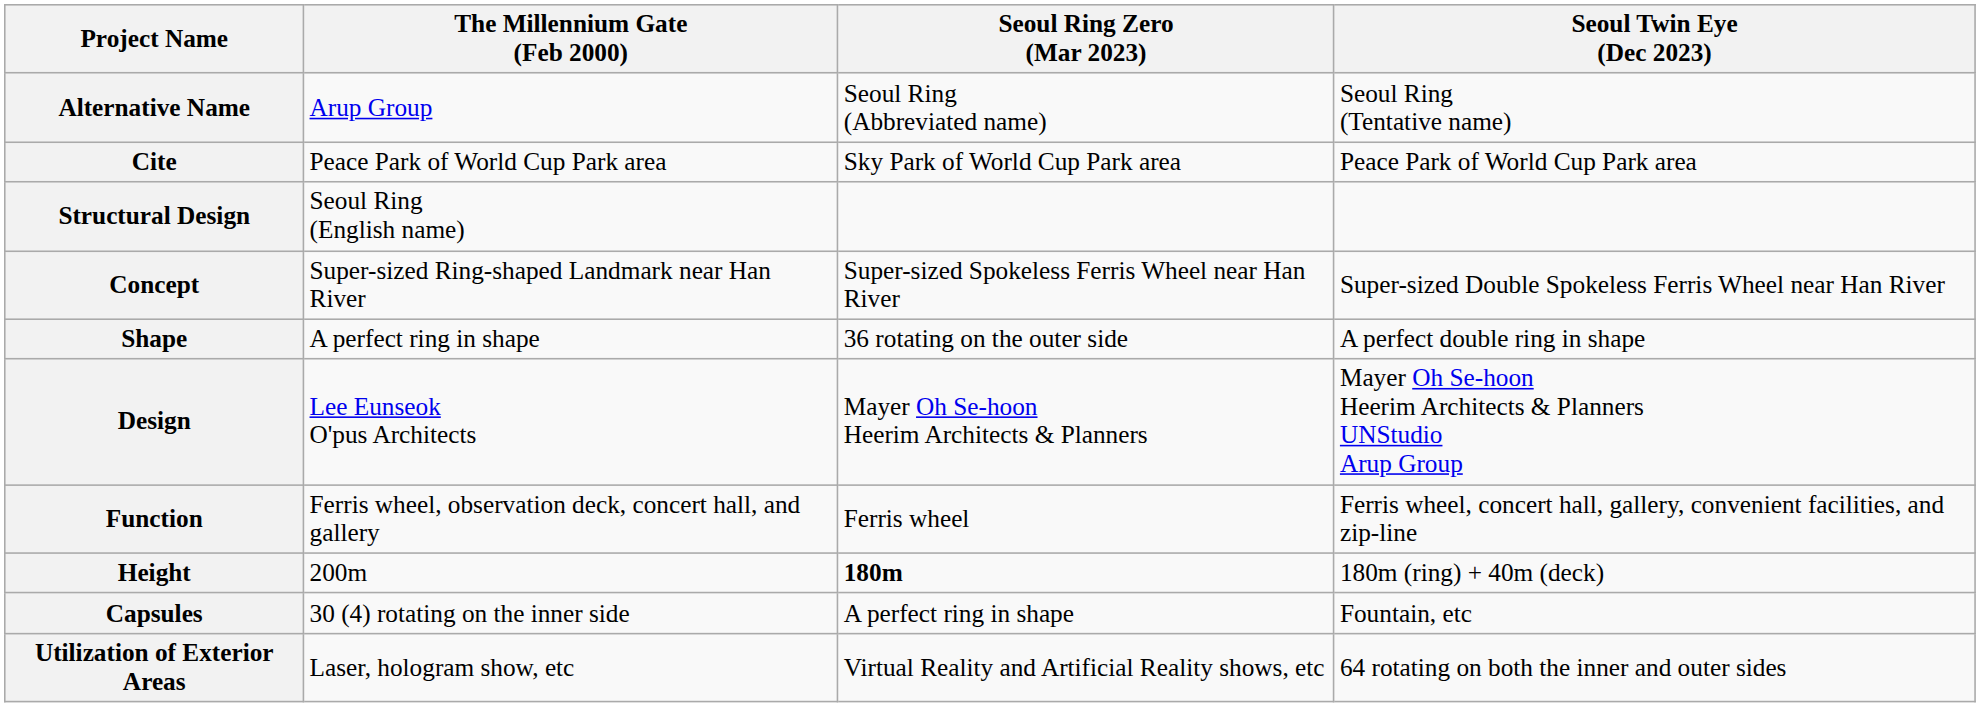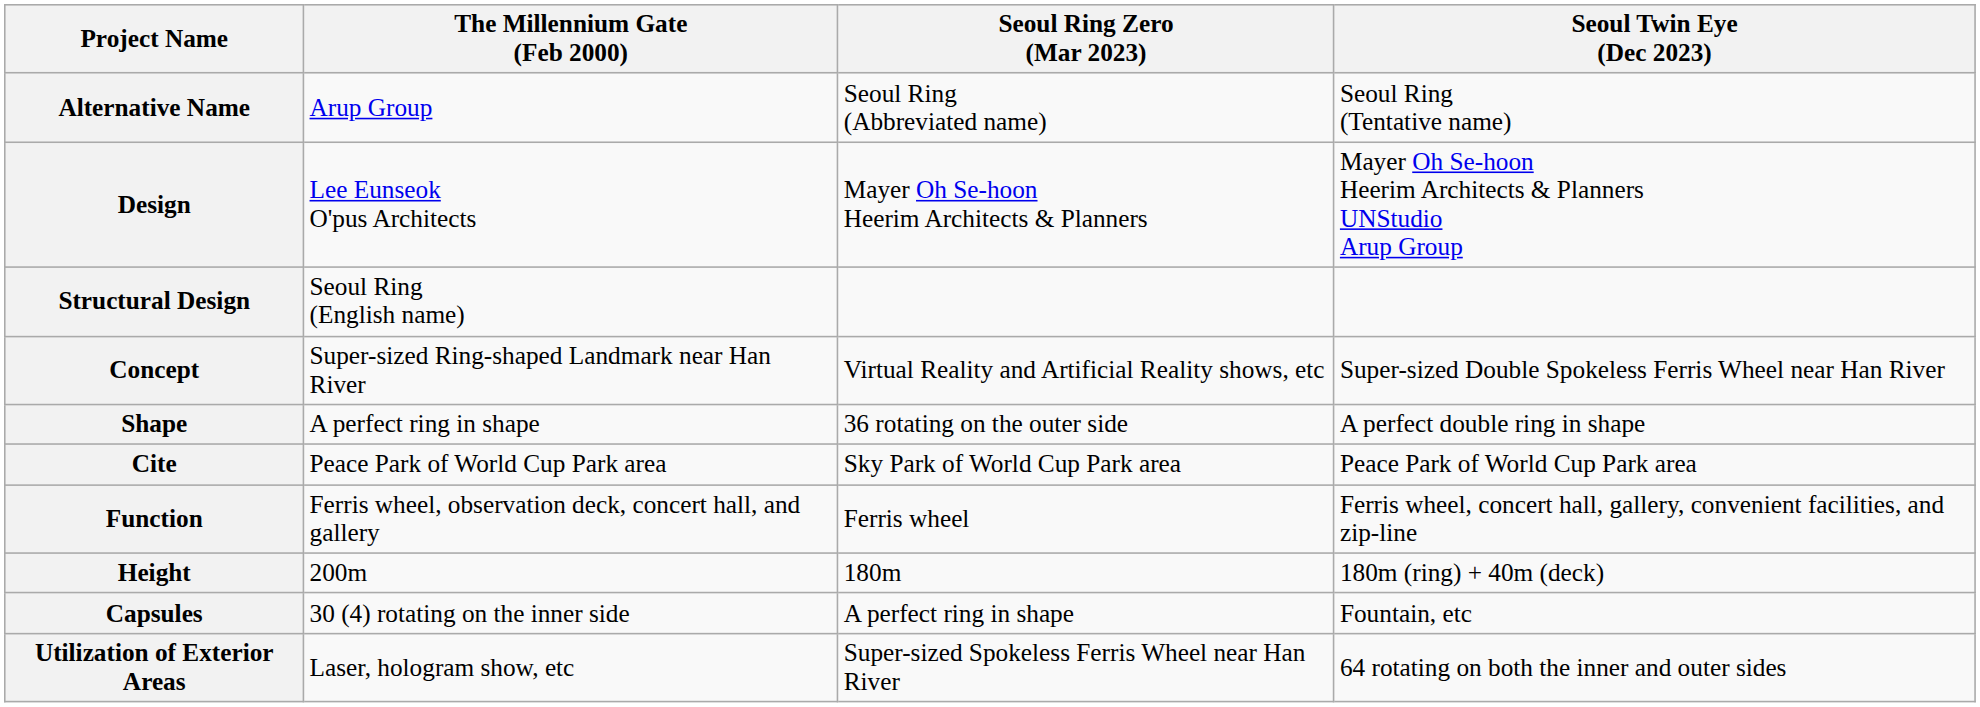rows swapped: (154, 421) <-> (154, 161)
(1075, 284) Super-sized Spokeless Ferris Wheel near Han River -> (1084, 369) Virtual Reality and Artificial Reality shows, etc
(873, 572) bold -> (873, 572) normal
(1084, 667) Virtual Reality and Artificial Reality shows, etc -> (1075, 667) Super-sized Spokeless Ferris Wheel near Han River
